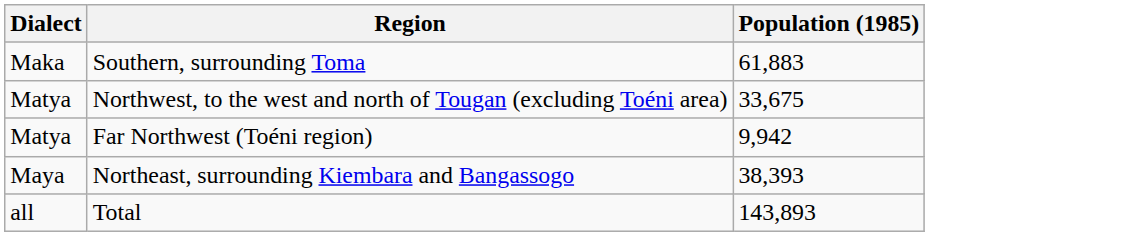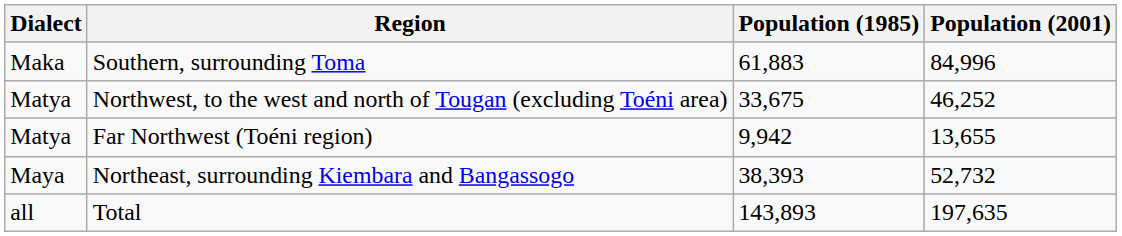+ column: (1021, 23)
